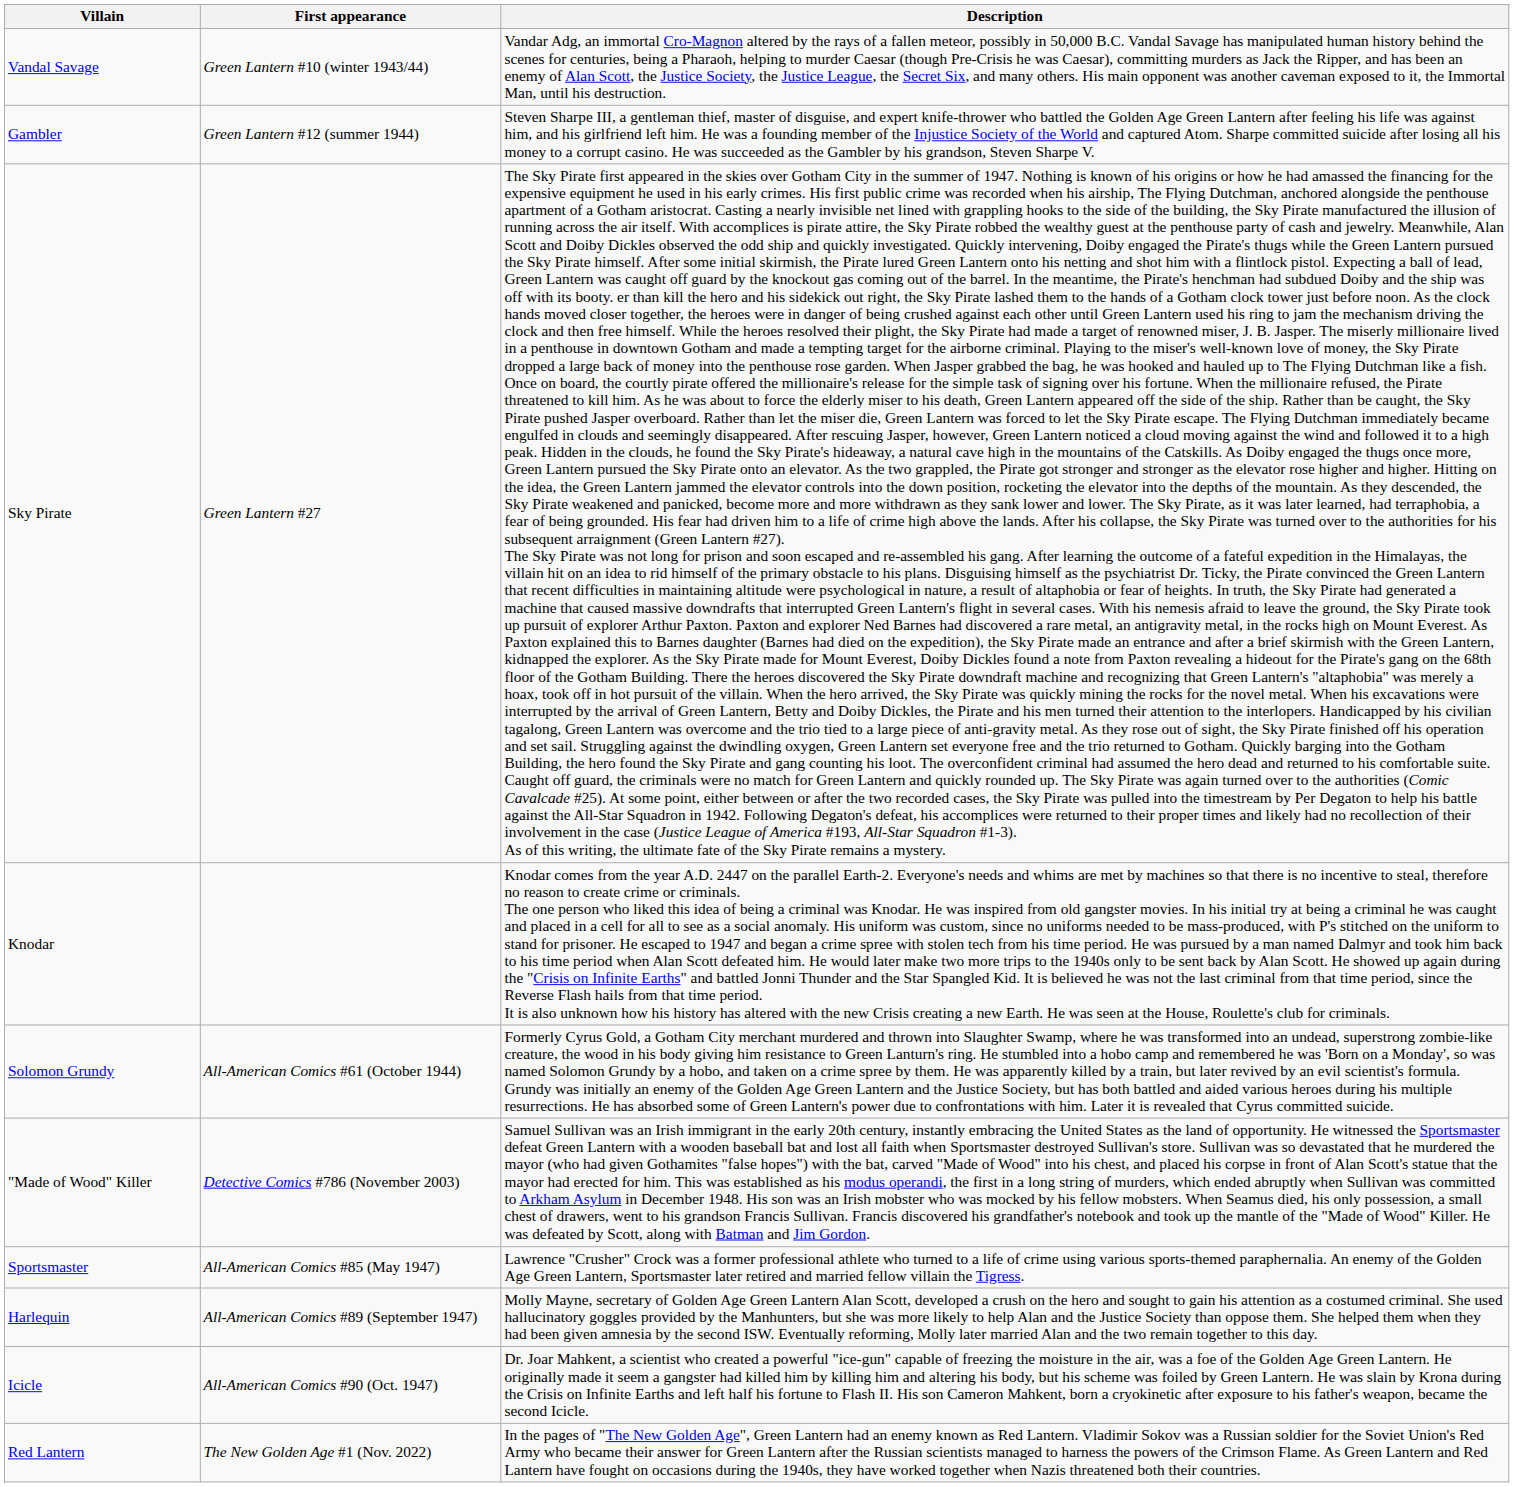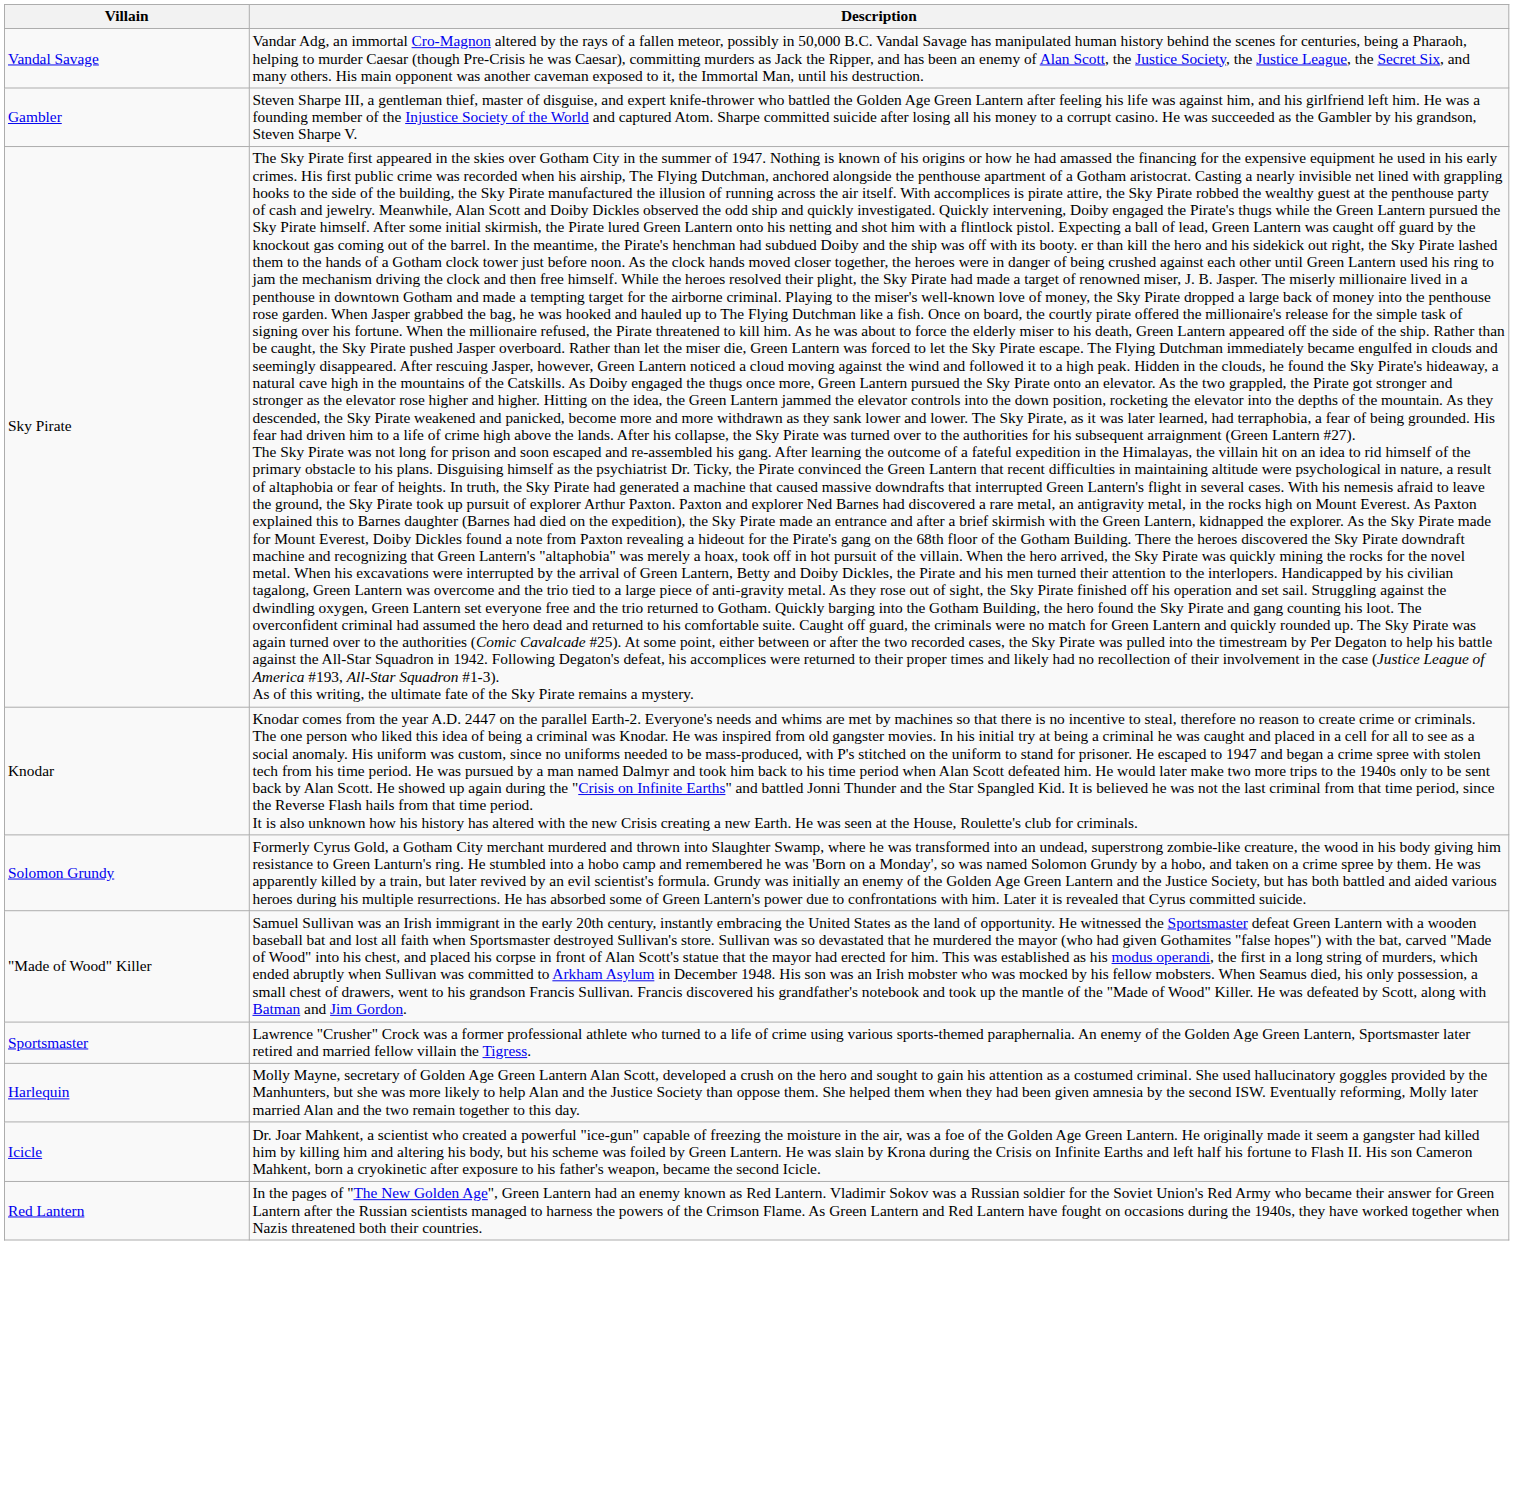- column: (350, 16)
